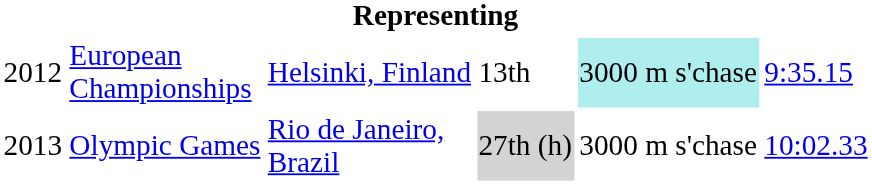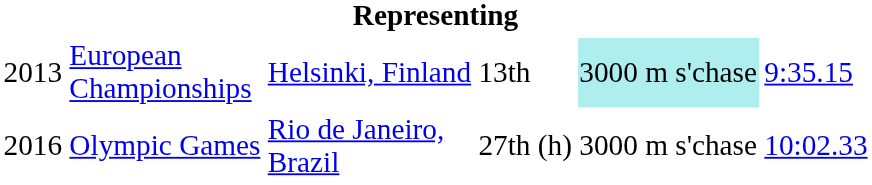(33, 72) 2012 -> (33, 72) 2013
(33, 145) 2013 -> (33, 145) 2016
(525, 145) lightgrey background -> (525, 145) no background
